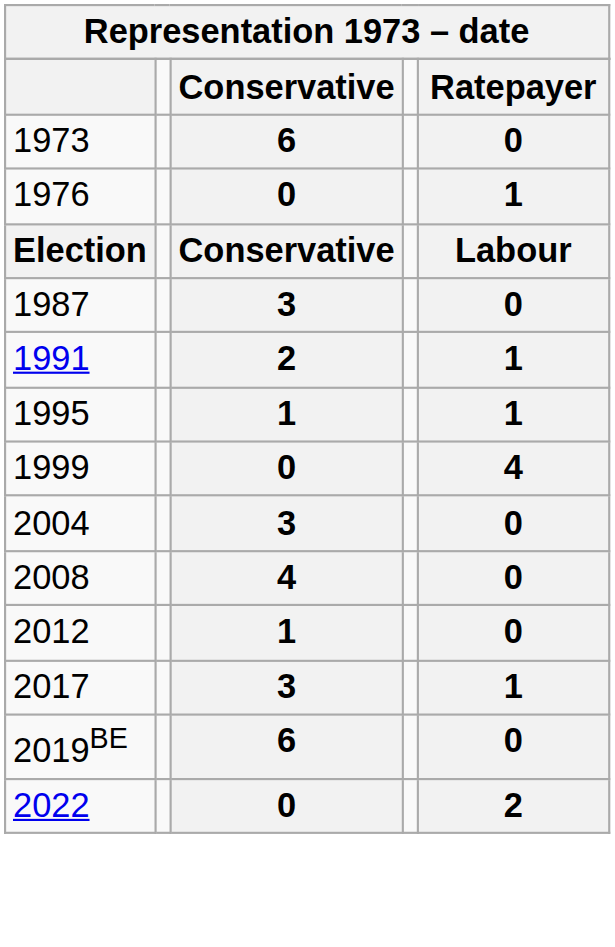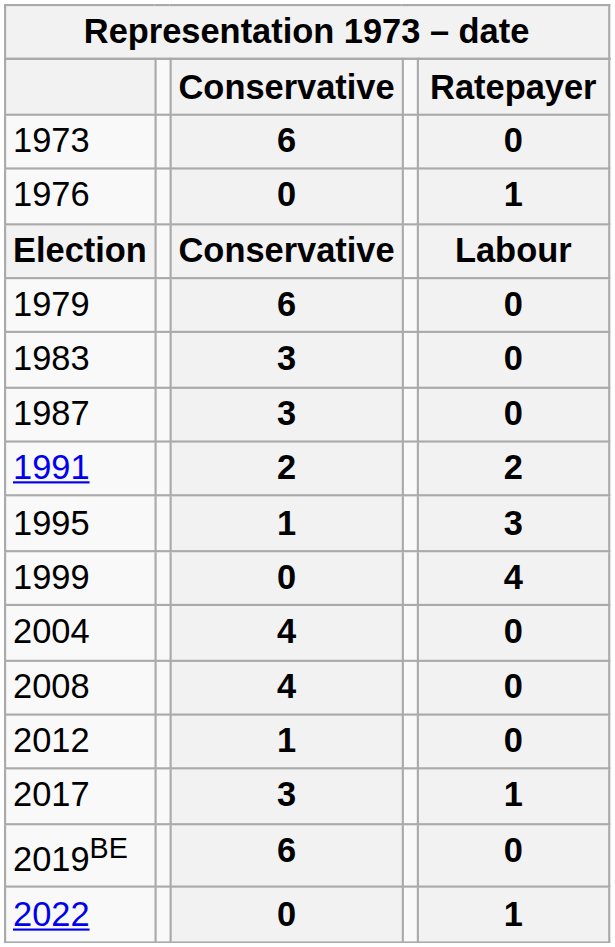+ row: (51, 304)
+ row: (51, 359)
(513, 359) 1 -> (513, 468) 2
(513, 413) 1 -> (513, 522) 3
(287, 522) 3 -> (287, 631) 4
(513, 804) 2 -> (513, 913) 1
